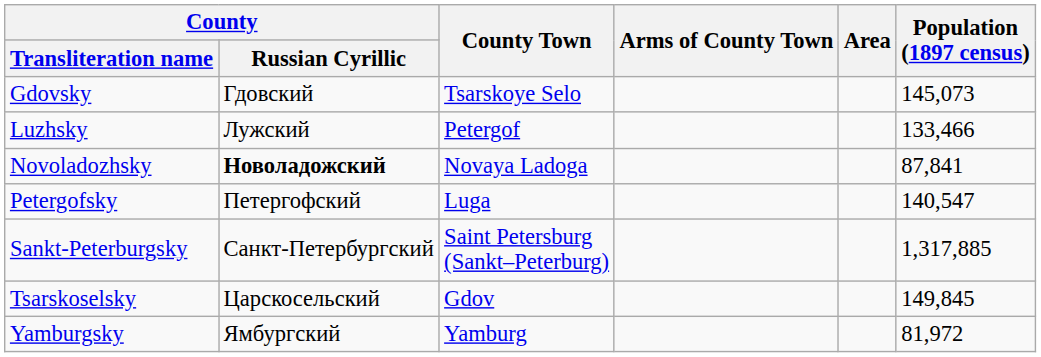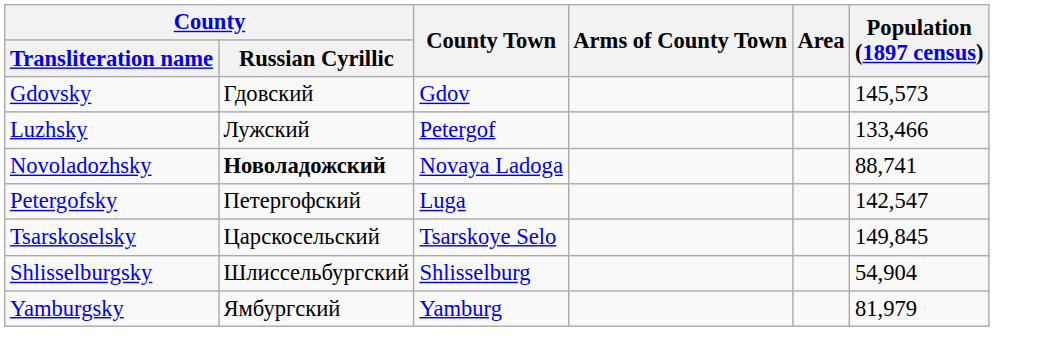(513, 93) Tsarskoye Selo -> (445, 93) Gdov
(938, 93) 145,073 -> (892, 93) 145,573
(932, 165) 87,841 -> (886, 165) 88,741
(938, 201) 140,547 -> (892, 201) 142,547
- row: (99, 249)
(469, 298) Gdov -> (488, 237) Tsarskoye Selo
+ row: (81, 272)
(932, 333) 81,972 -> (886, 308) 81,979
